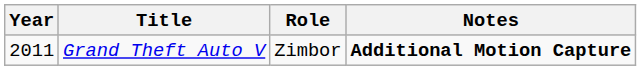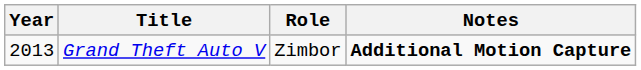(32, 50) 2011 -> (32, 50) 2013
